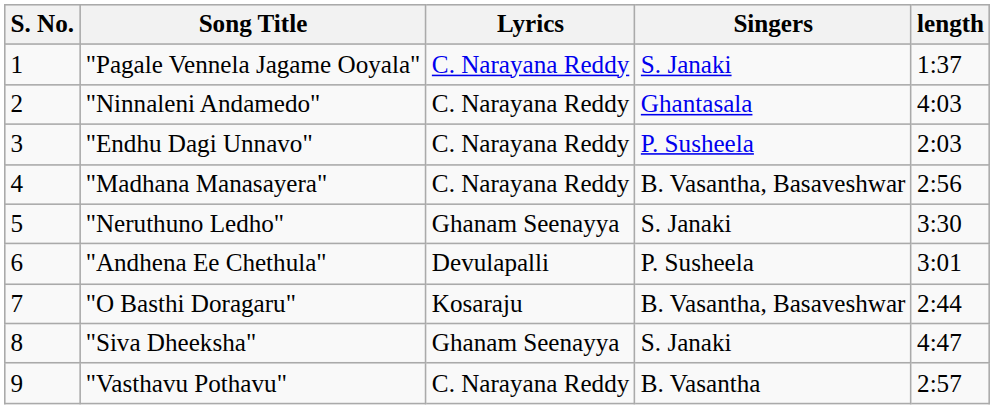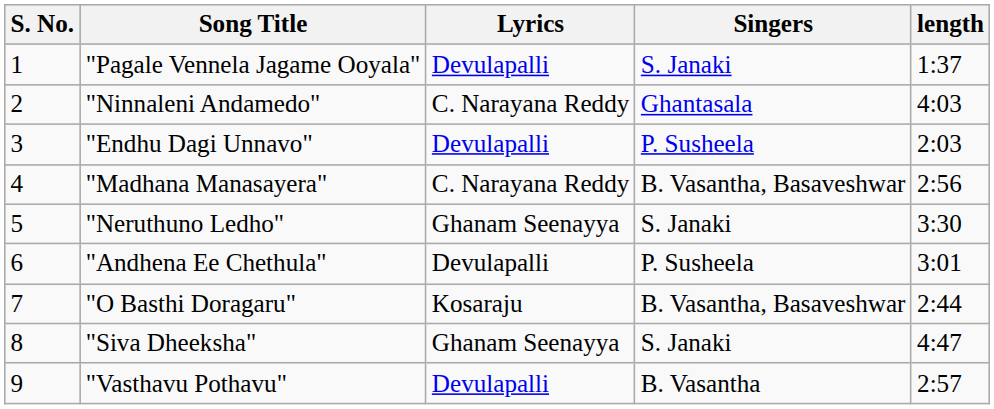(531, 64) C. Narayana Reddy -> (490, 64) Devulapalli
(531, 143) C. Narayana Reddy -> (490, 143) Devulapalli
(531, 382) C. Narayana Reddy -> (490, 382) Devulapalli
